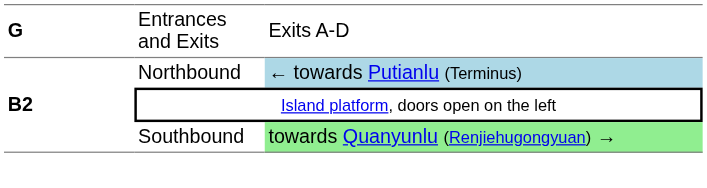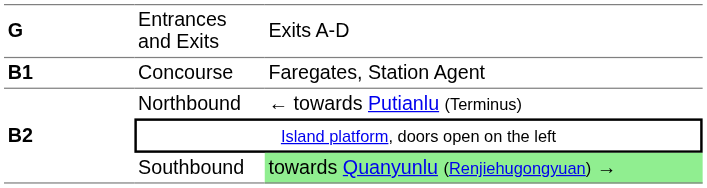+ row: (186, 72)
(395, 72) lightblue background -> (395, 103) no background
